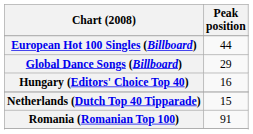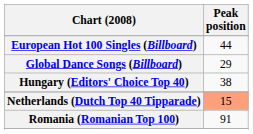(226, 82) 16 -> (226, 82) 38
(226, 100) no background -> (226, 100) lightsalmon background
